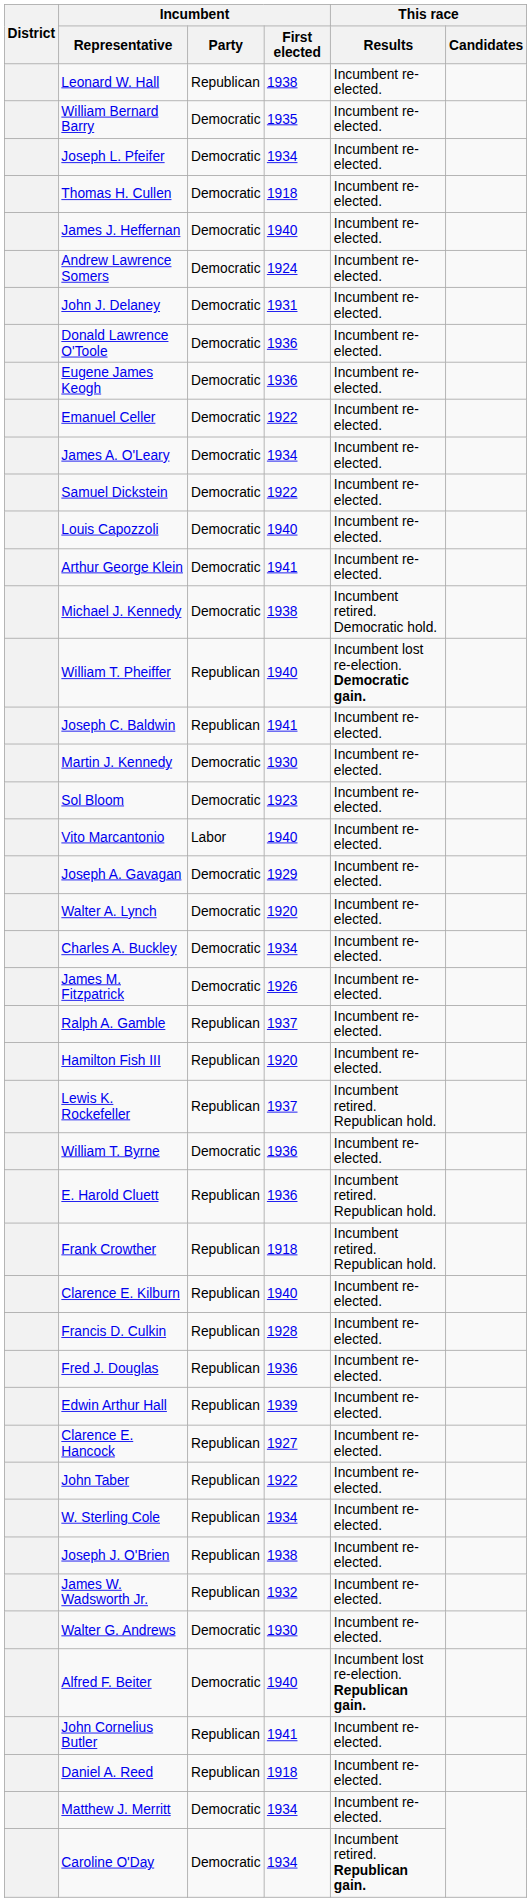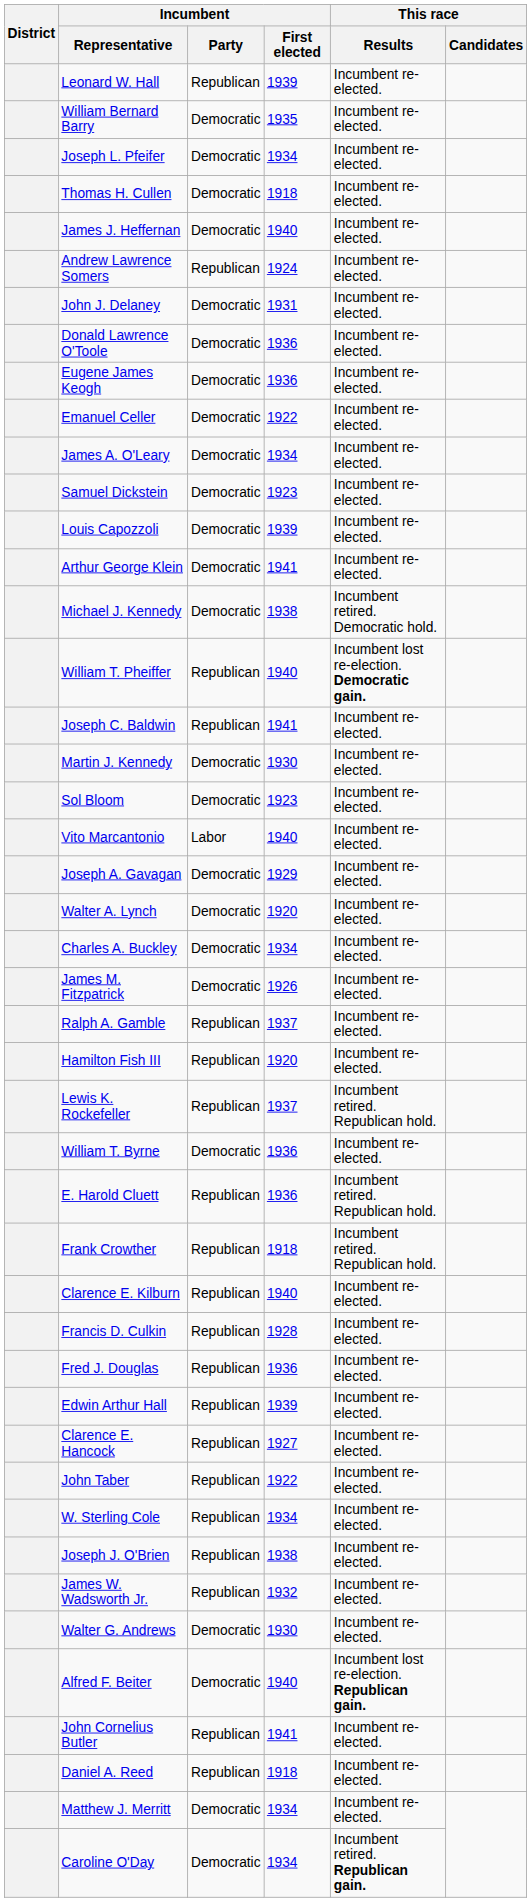(282, 82) 1938 -> (282, 82) 1939
(226, 268) Democratic -> (225, 268) Republican
(282, 492) 1922 -> (282, 492) 1923
(282, 529) 1940 -> (282, 529) 1939
